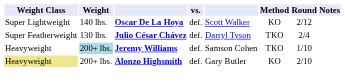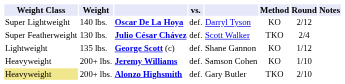(227, 23) Scott Walker -> (228, 23) Darryl Tyson
(228, 35) Darryl Tyson -> (227, 35) Scott Walker
+ row: (145, 48)
(96, 48) lightblue background -> (96, 61) no background
(275, 48) TKO -> (275, 61) KO
(275, 61) KO -> (275, 74) TKO
